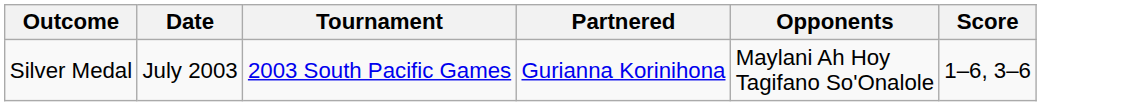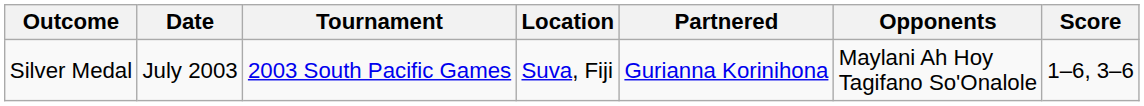+ column: (568, 22)
